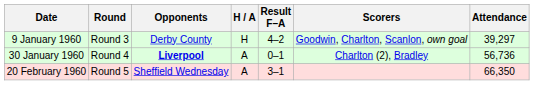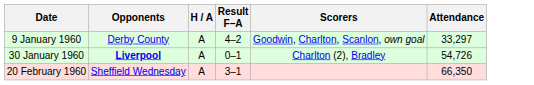- column: (110, 18)
(244, 39) H -> (202, 39) A
(499, 39) 39,297 -> (457, 39) 33,297
(499, 55) 56,736 -> (457, 55) 54,726
